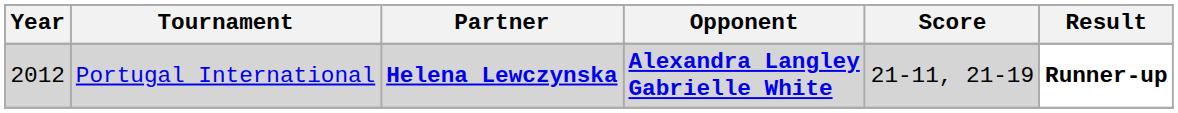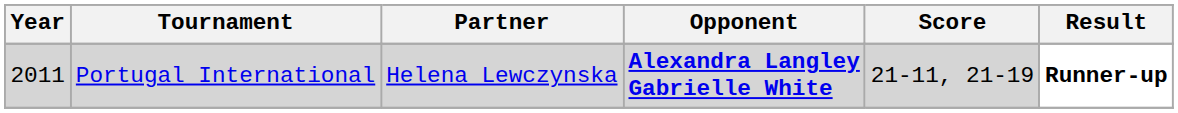(38, 75) 2012 -> (38, 75) 2011
(502, 75) bold -> (502, 75) normal
